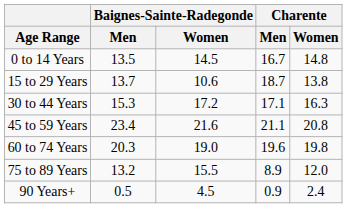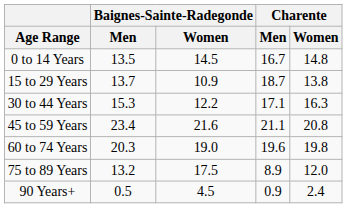(206, 81) 10.6 -> (206, 81) 10.9
(206, 103) 17.2 -> (206, 103) 12.2
(206, 170) 15.5 -> (206, 170) 17.5
